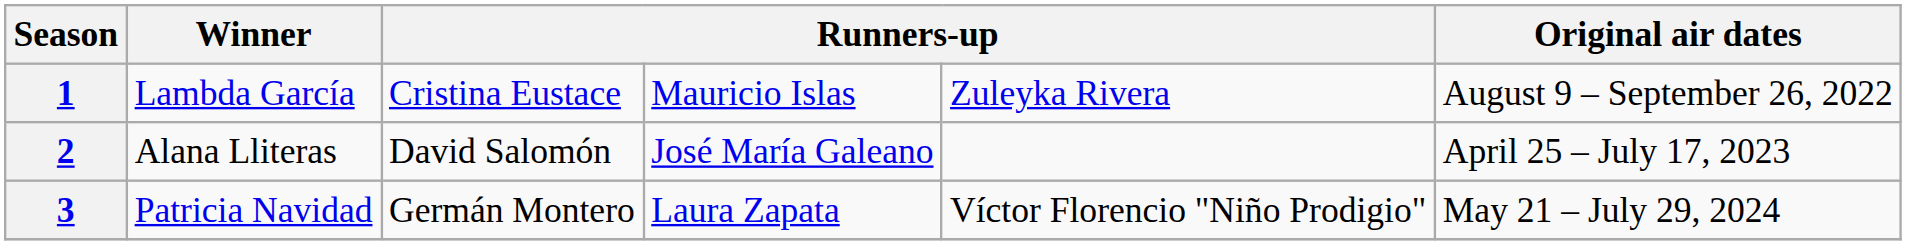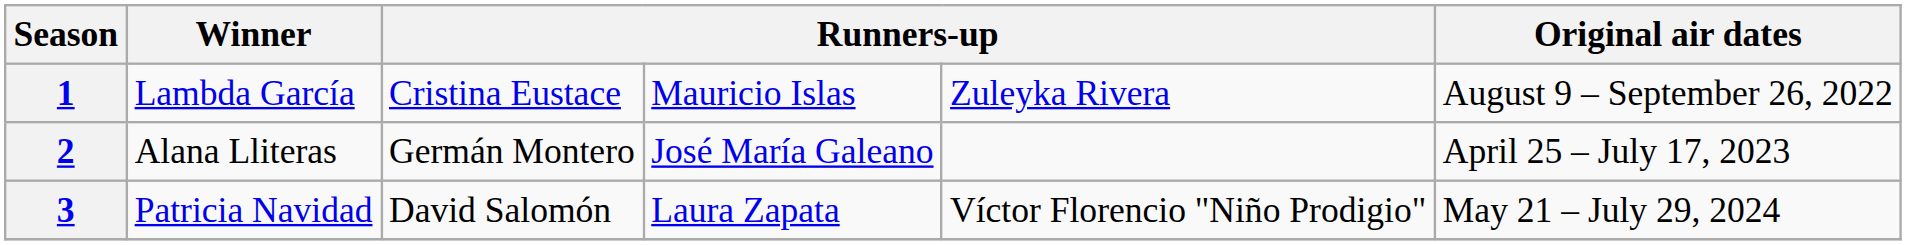(500, 151) David Salomón -> (512, 151) Germán Montero
(512, 209) Germán Montero -> (500, 209) David Salomón
